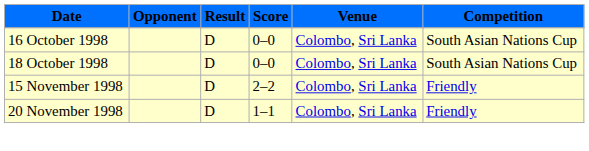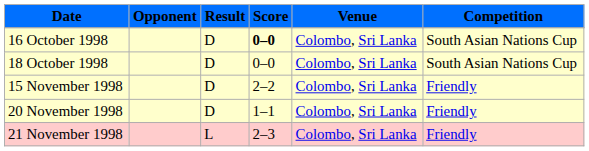(264, 39) normal -> (264, 39) bold
+ row: (65, 134)
